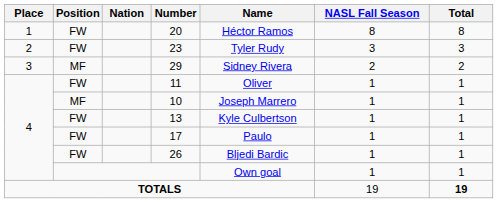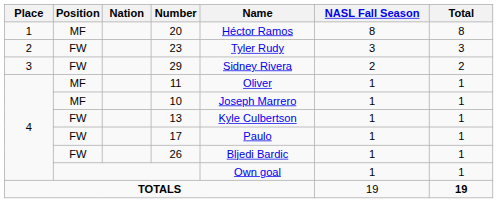(78, 31) FW -> (78, 31) MF
(78, 66) MF -> (78, 66) FW
(78, 84) FW -> (78, 84) MF
